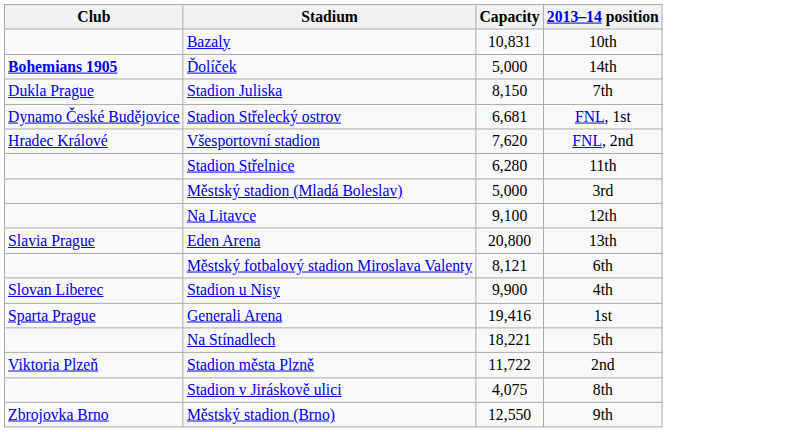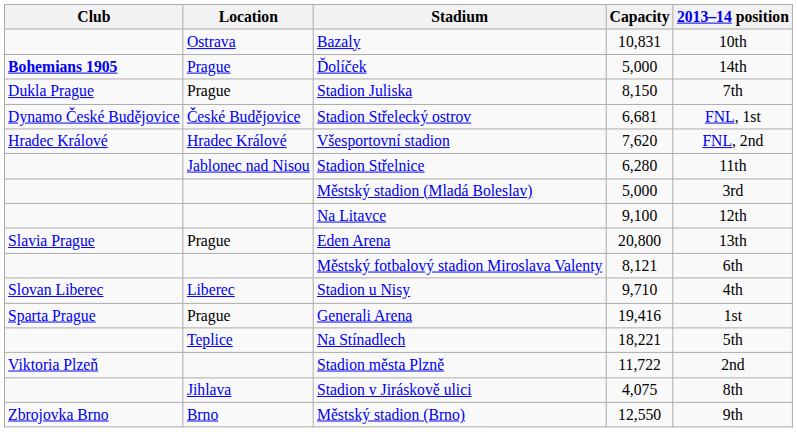+ column: (248, 16)
(510, 290) 9,900 -> (640, 290) 9,710
